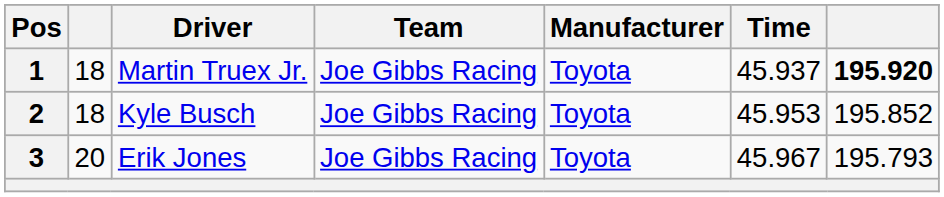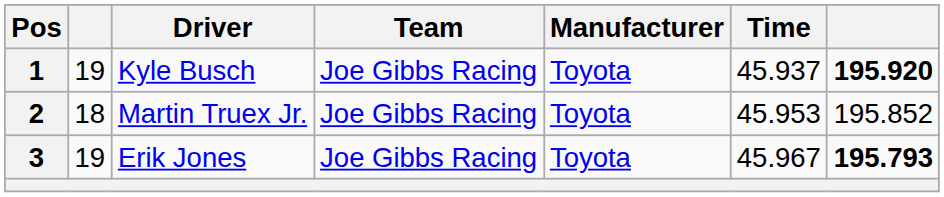(90, 70) 18 -> (90, 70) 19
(213, 70) Martin Truex Jr. -> (187, 70) Kyle Busch
(187, 114) Kyle Busch -> (213, 114) Martin Truex Jr.
(90, 158) 20 -> (90, 158) 19
(883, 158) normal -> (883, 158) bold
